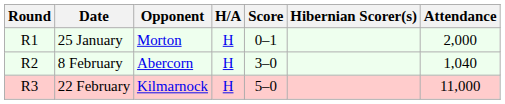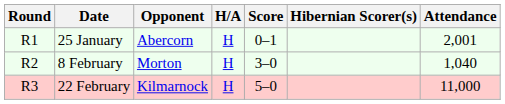(159, 39) Morton -> (165, 39) Abercorn
(460, 39) 2,000 -> (460, 39) 2,001
(165, 63) Abercorn -> (159, 63) Morton
